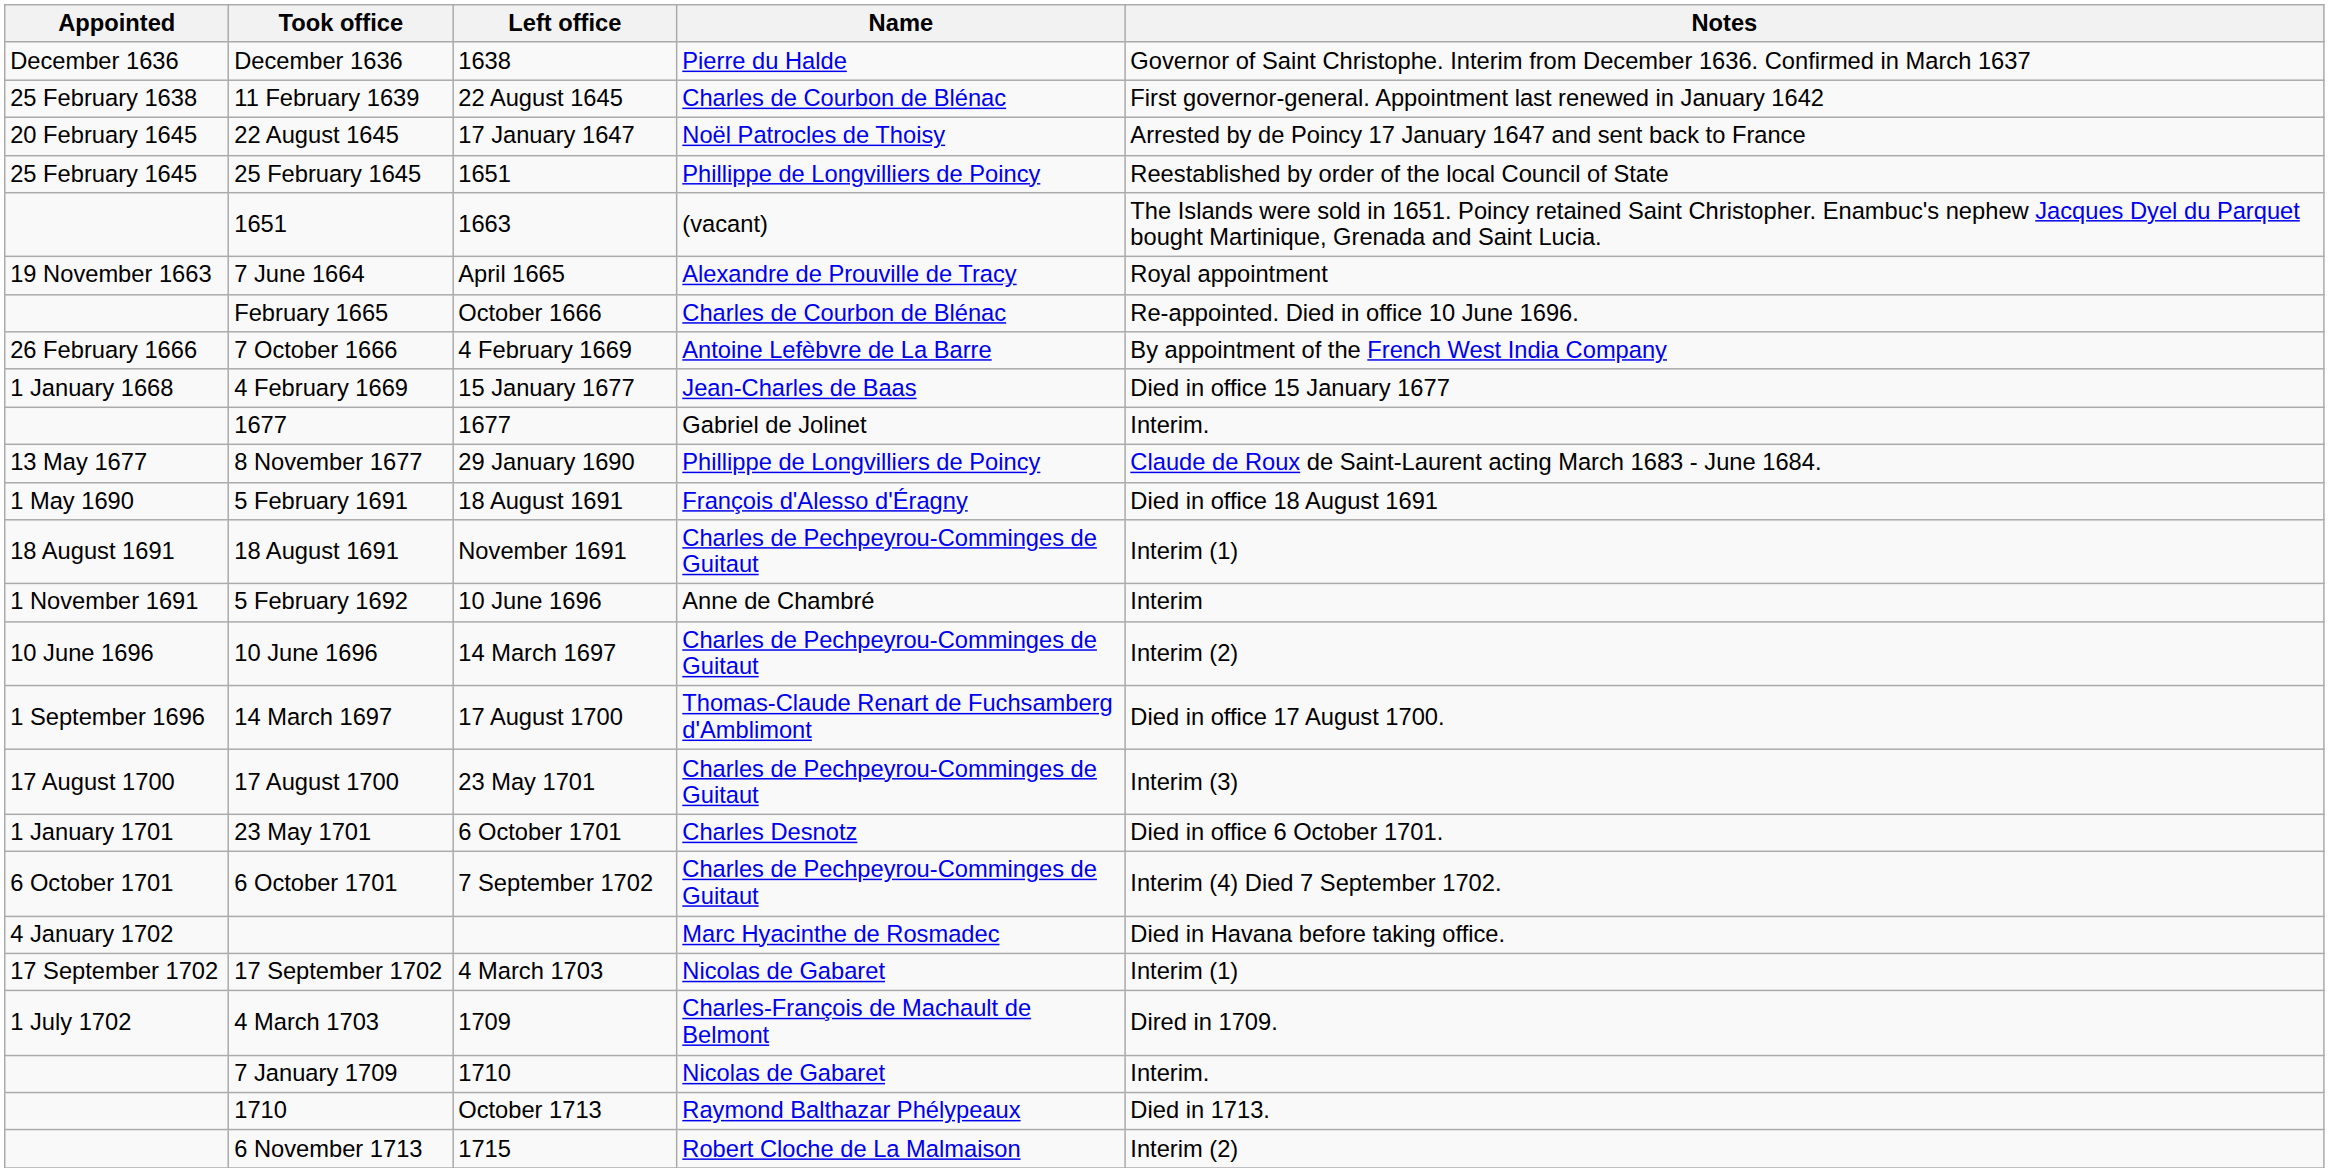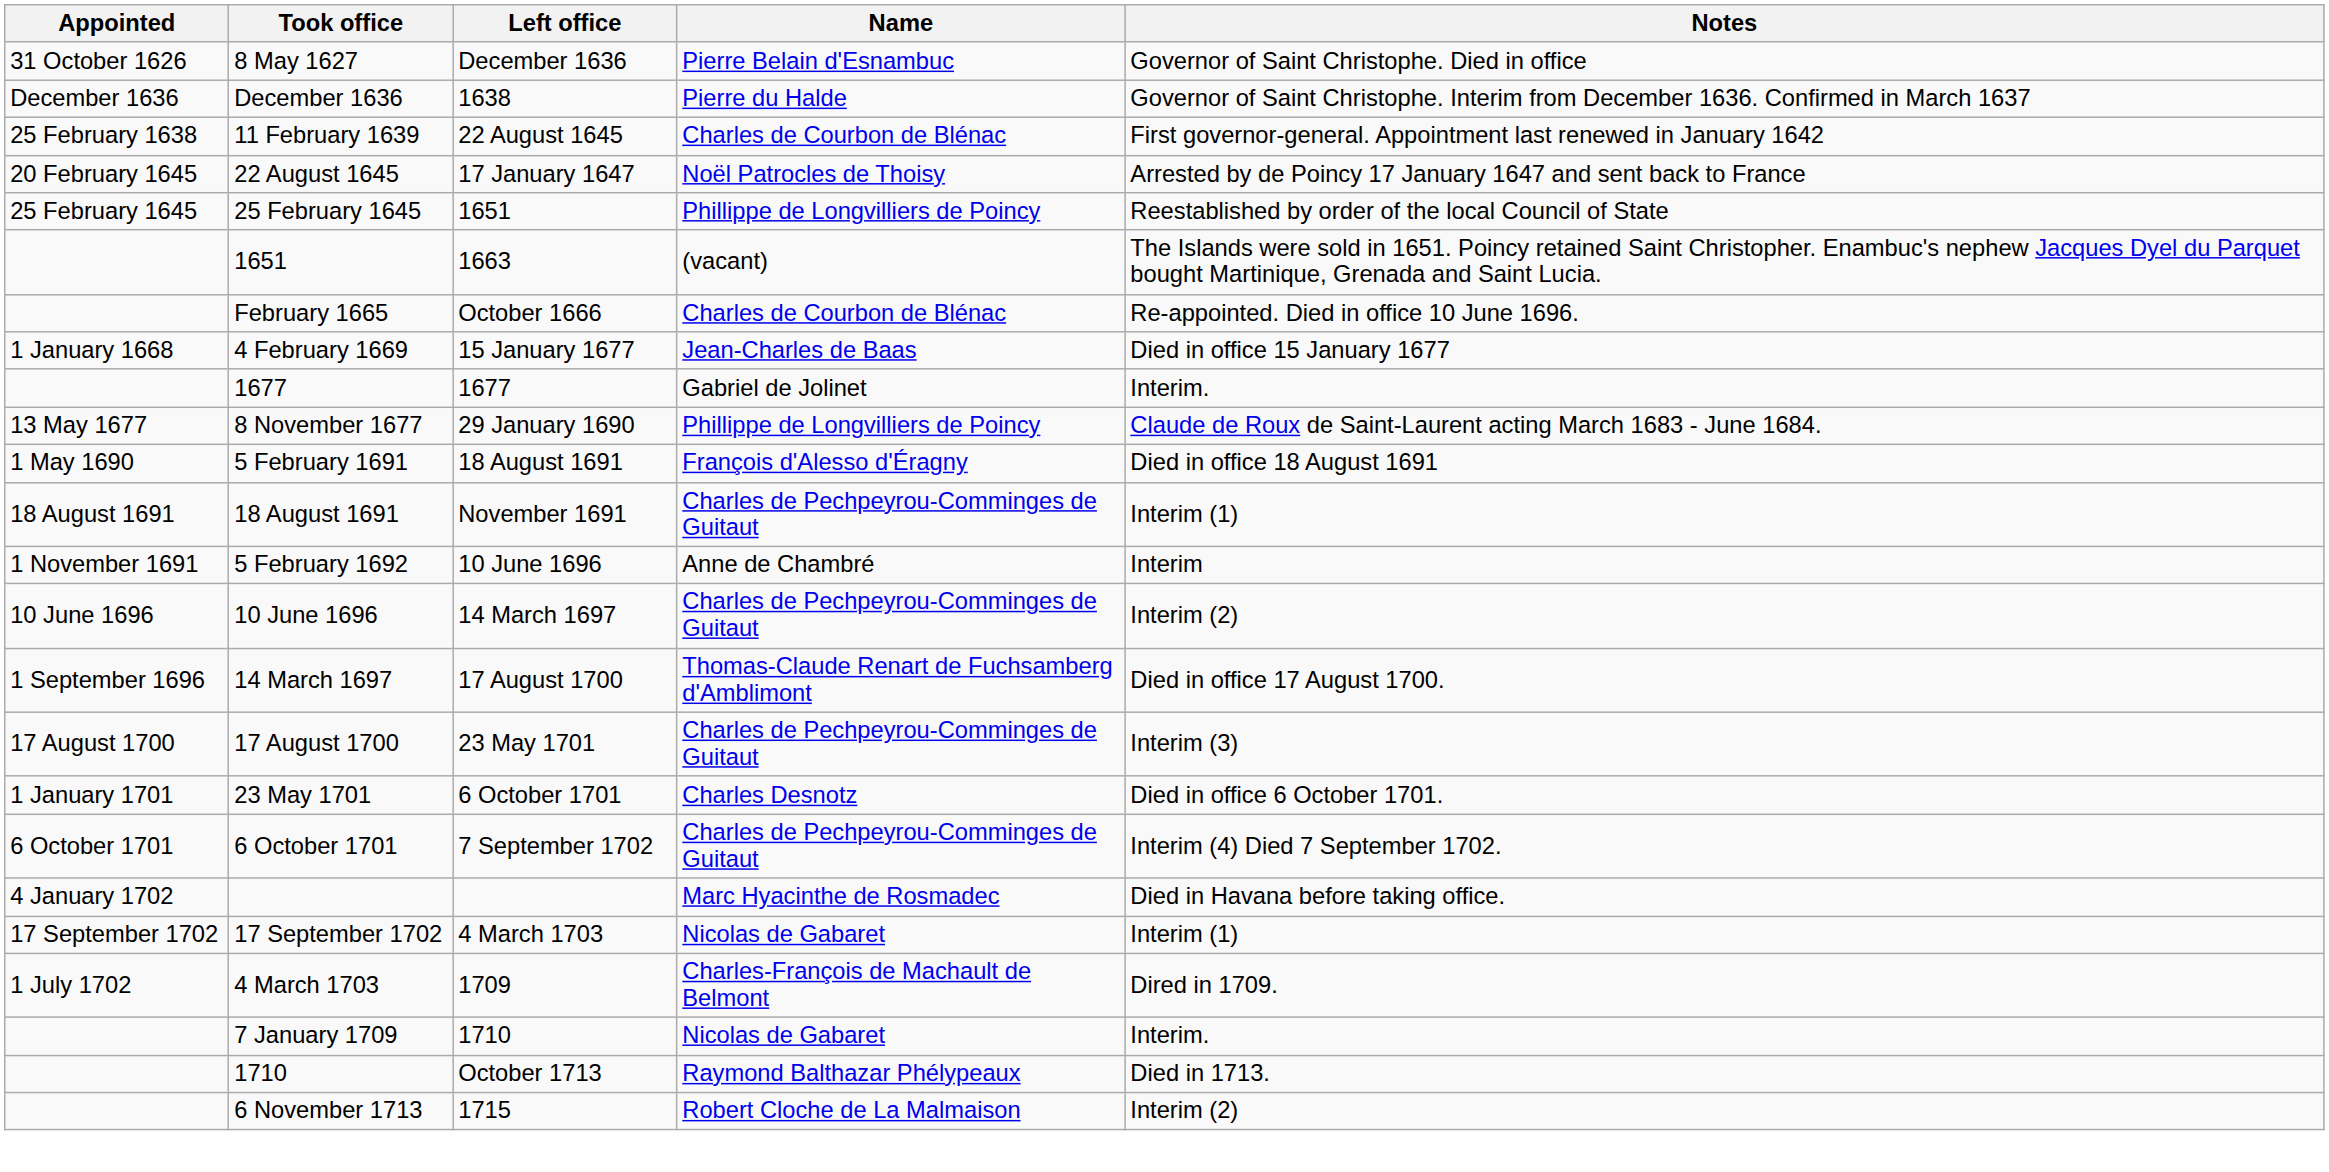+ row: (296, 60)
- row: (299, 275)
- row: (316, 350)
